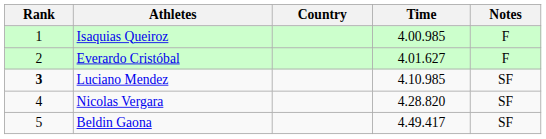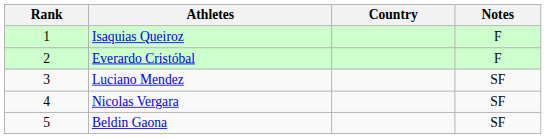- column: (421, 15)
(39, 79) bold -> (47, 79) normal
